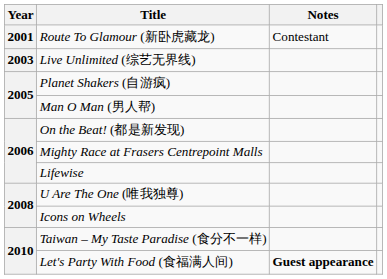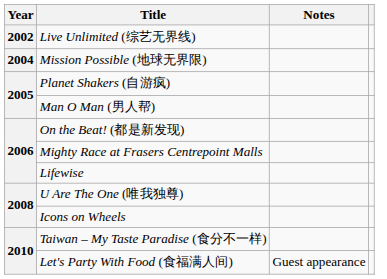- row: (127, 36)
(21, 60) 2003 -> (21, 36) 2002
+ row: (123, 59)
(323, 262) bold -> (319, 262) normal
